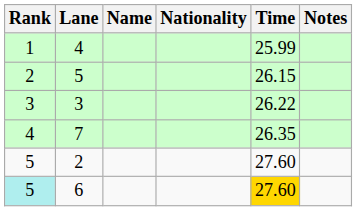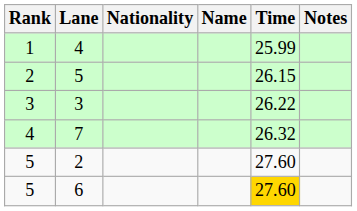columns swapped: (129, 18) <-> (204, 18)
(275, 133) 26.35 -> (275, 133) 26.32
(30, 190) paleturquoise background -> (30, 190) no background
